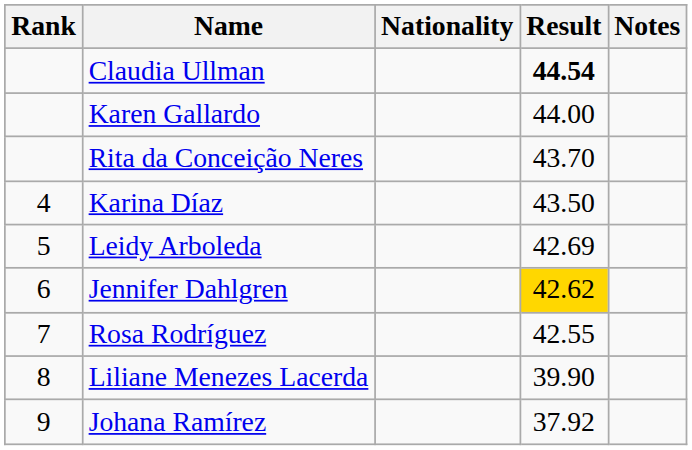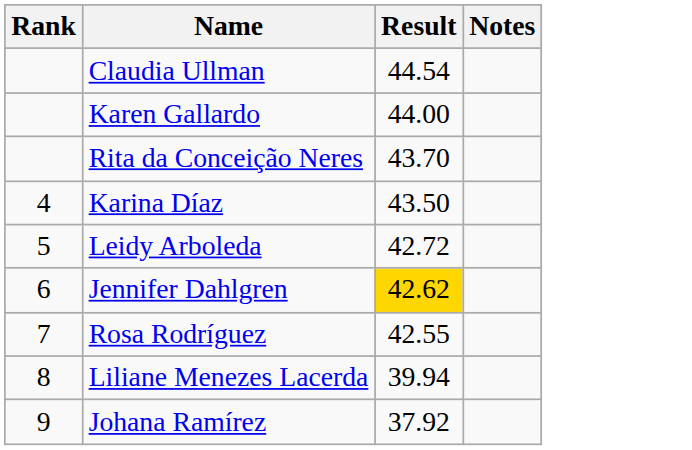- column: (447, 26)
(564, 70) bold -> (419, 70) normal
(564, 245) 42.69 -> (419, 245) 42.72
(564, 377) 39.90 -> (419, 377) 39.94
